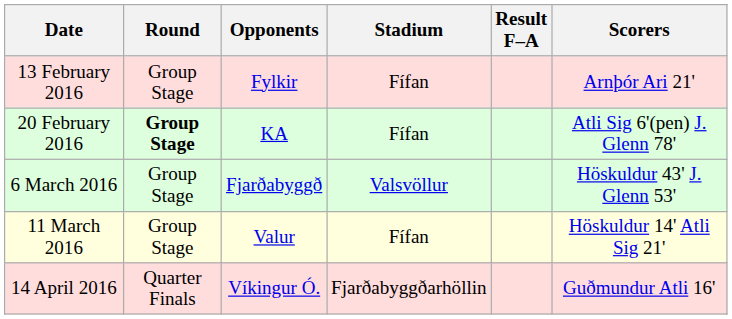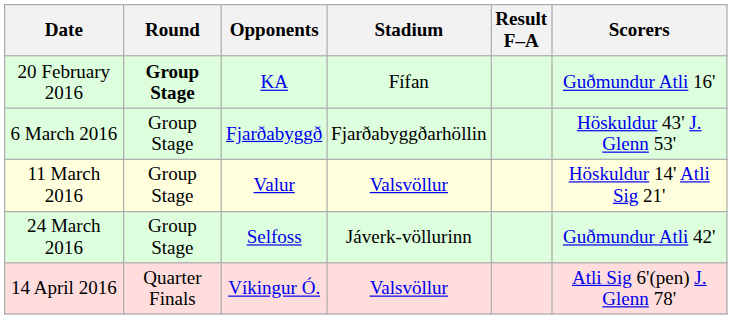- row: (64, 81)
(639, 133) Atli Sig 6'(pen) J. Glenn 78' -> (639, 81) Guðmundur Atli 16'
(409, 185) Valsvöllur -> (409, 133) Fjarðabyggðarhöllin
(409, 236) Fífan -> (409, 185) Valsvöllur
+ row: (64, 236)
(409, 288) Fjarðabyggðarhöllin -> (409, 288) Valsvöllur
(639, 288) Guðmundur Atli 16' -> (639, 288) Atli Sig 6'(pen) J. Glenn 78'
